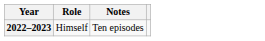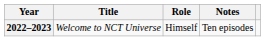+ column: (108, 12)
